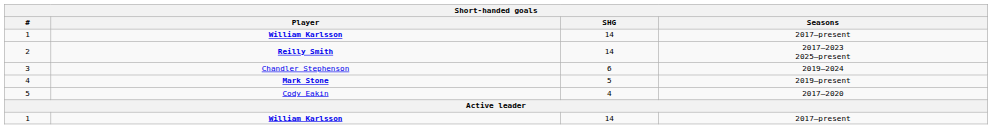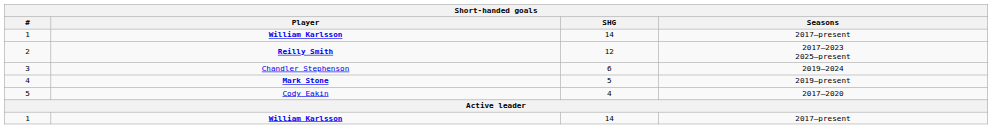(609, 52) 14 -> (609, 52) 12
